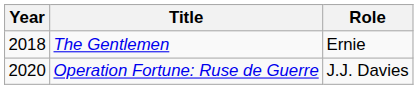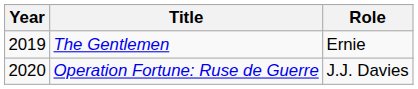(27, 44) 2018 -> (27, 44) 2019
